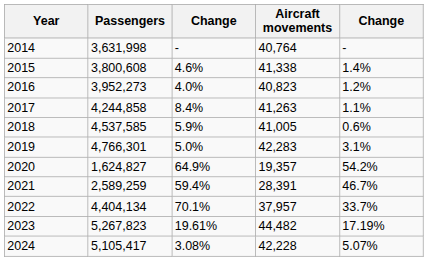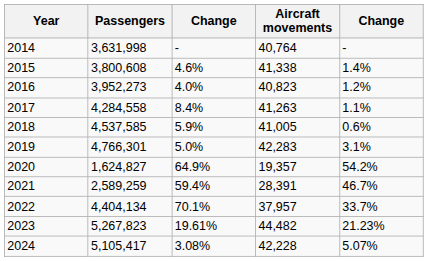(119, 107) 4,244,858 -> (119, 107) 4,284,558
(363, 226) 17.19% -> (363, 226) 21.23%
